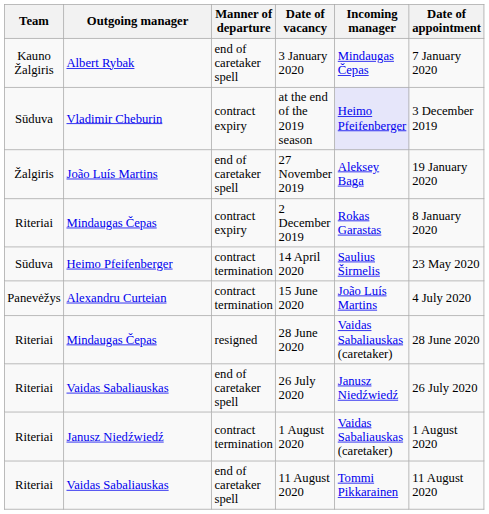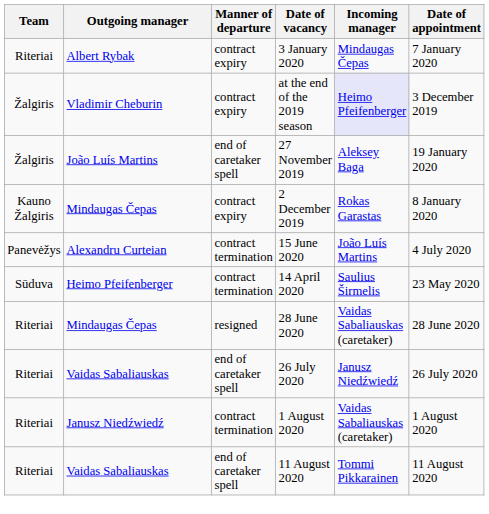(34, 63) Kauno Žalgiris -> (34, 55) Riteriai
(238, 63) end of caretaker spell -> (235, 55) contract expiry
(34, 118) Sūduva -> (34, 104) Žalgiris
(34, 222) Riteriai -> (34, 208) Kauno Žalgiris
rows swapped: (299, 264) <-> (298, 298)
